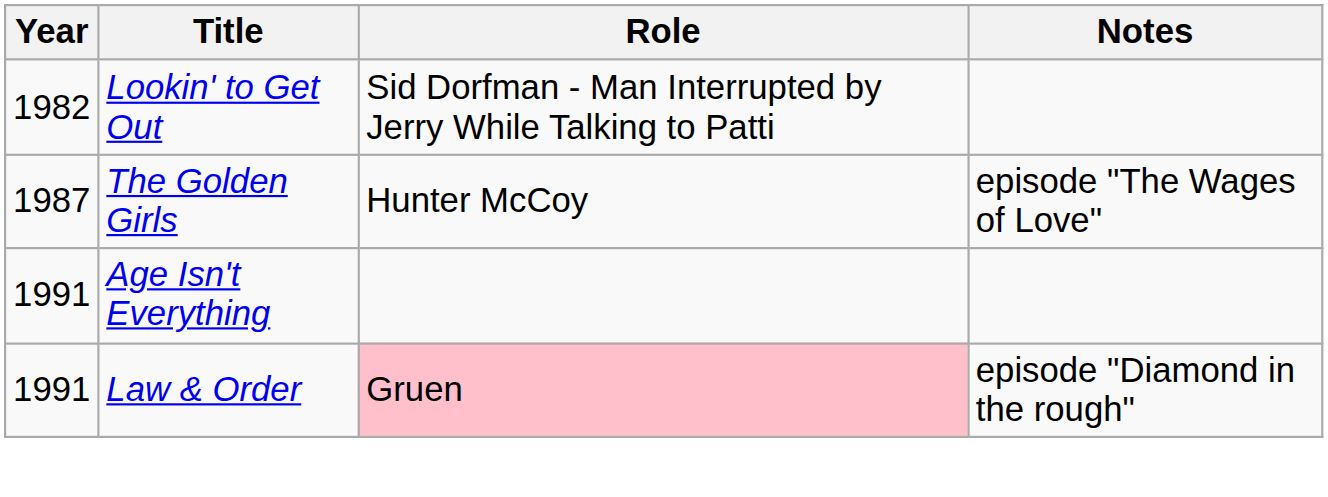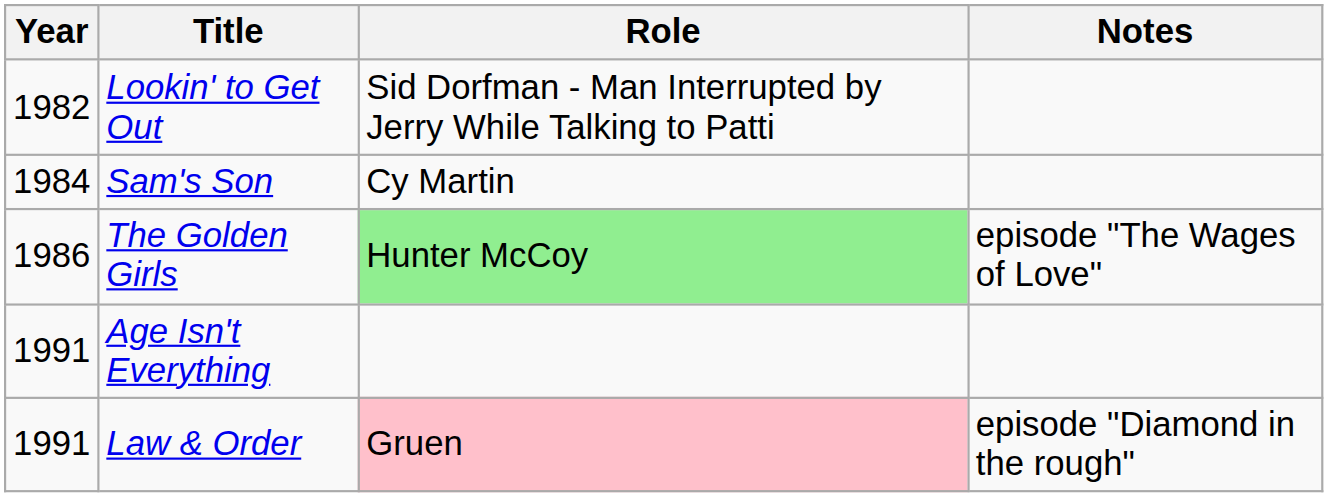+ row: (190, 181)
(52, 200) 1987 -> (52, 255) 1986
(477, 200) no background -> (477, 255) lightgreen background
